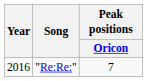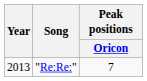(19, 67) 2016 -> (19, 67) 2013
